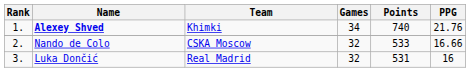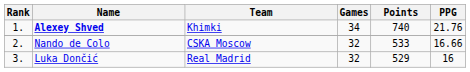(401, 59) 531 -> (401, 59) 529
